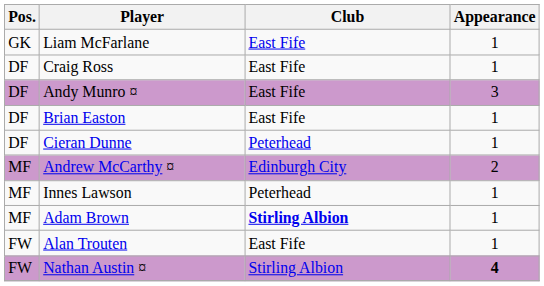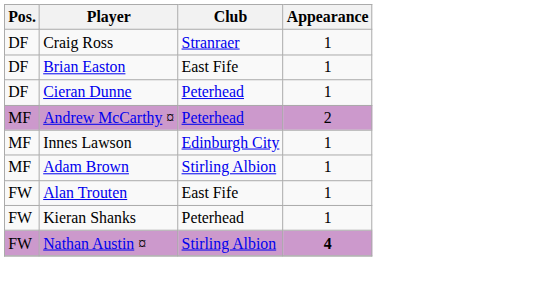- row: (96, 42)
(277, 67) East Fife -> (211, 42) Stranraer
- row: (90, 92)
(297, 167) Edinburgh City -> (213, 117) Peterhead
(280, 192) Peterhead -> (230, 142) Edinburgh City
(298, 218) bold -> (229, 167) normal
+ row: (90, 218)
